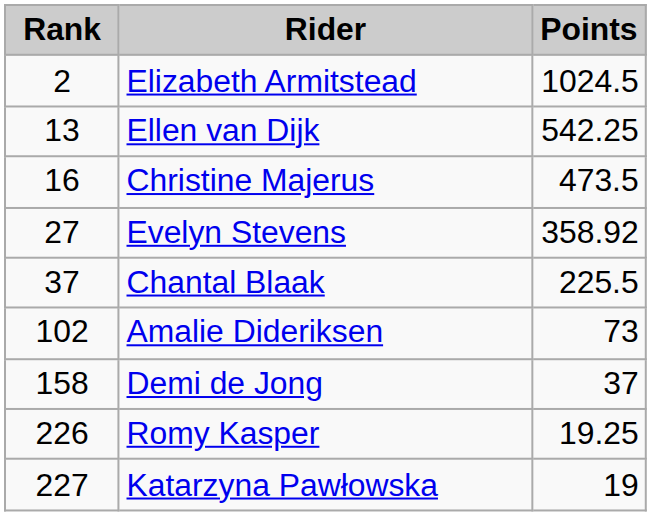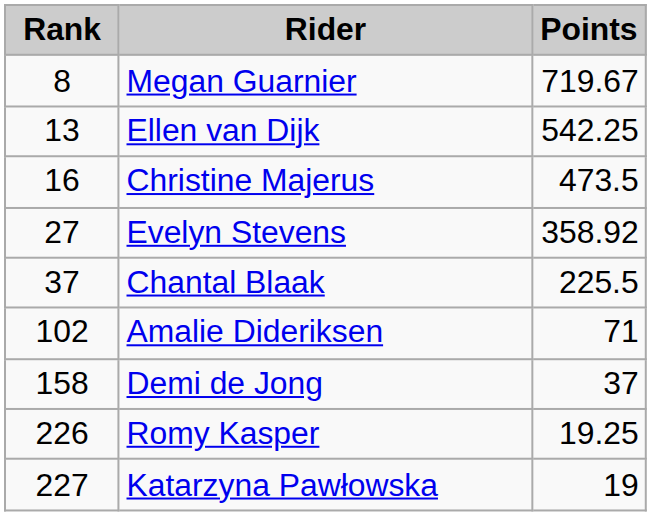- row: (272, 80)
+ row: (242, 80)
(621, 332) 73 -> (621, 332) 71
